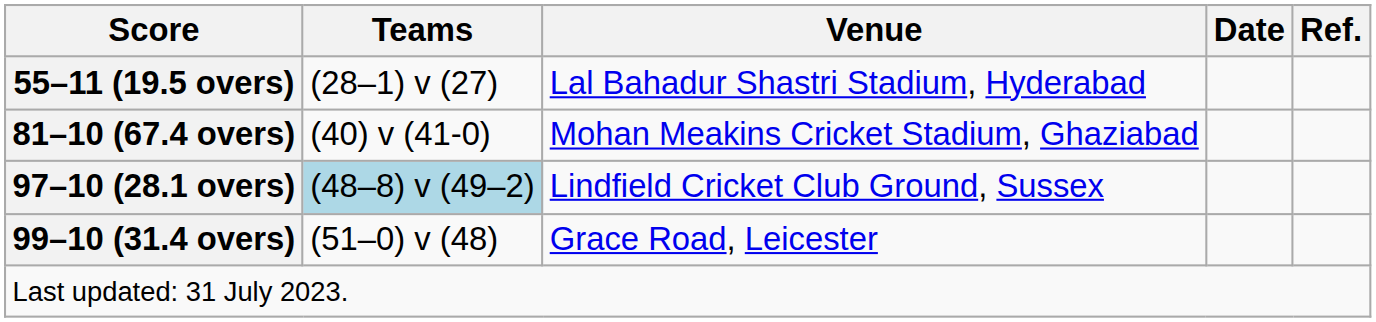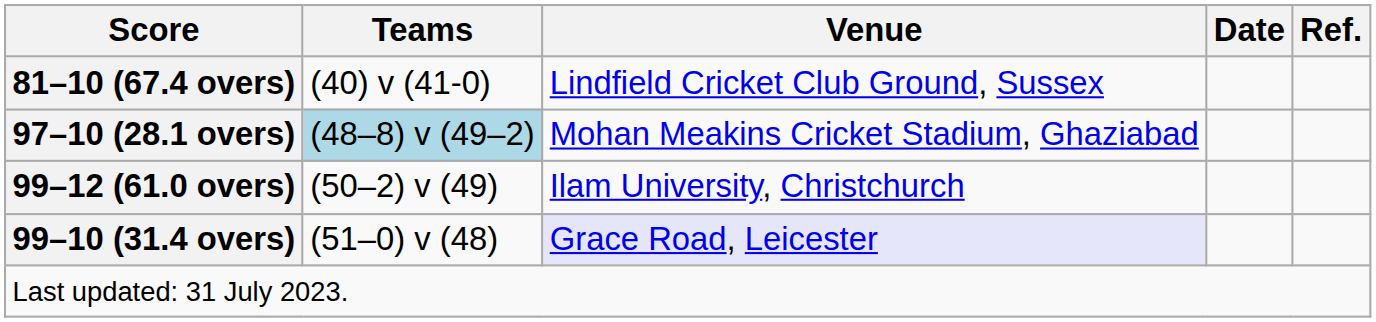- row: (154, 82)
(874, 134) Mohan Meakins Cricket Stadium, Ghaziabad -> (827, 82) Lindfield Cricket Club Ground, Sussex
(827, 186) Lindfield Cricket Club Ground, Sussex -> (874, 134) Mohan Meakins Cricket Stadium, Ghaziabad
+ row: (154, 186)
(714, 238) no background -> (714, 238) lavender background
